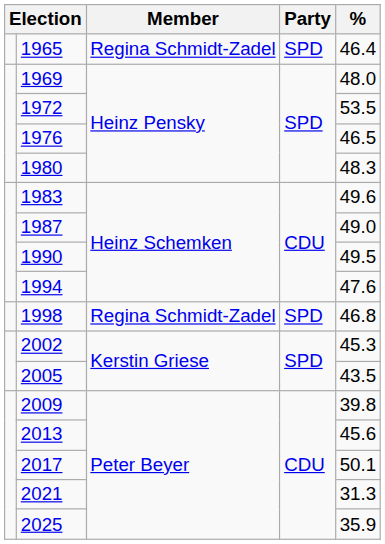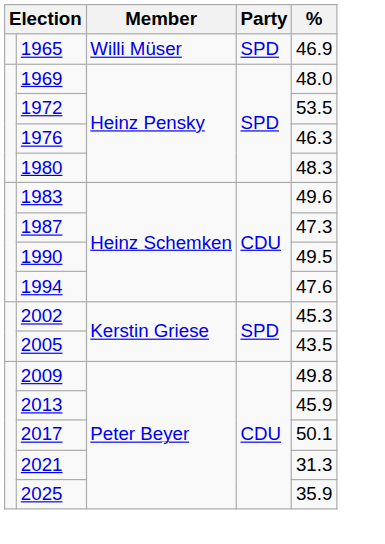(183, 49) Regina Schmidt-Zadel -> (136, 49) Willi Müser
(358, 49) 46.4 -> (314, 49) 46.9
(358, 138) 46.5 -> (314, 138) 46.3
(358, 227) 49.0 -> (314, 227) 47.3
- row: (42, 316)
(358, 405) 39.8 -> (314, 375) 49.8
(358, 434) 45.6 -> (314, 405) 45.9
